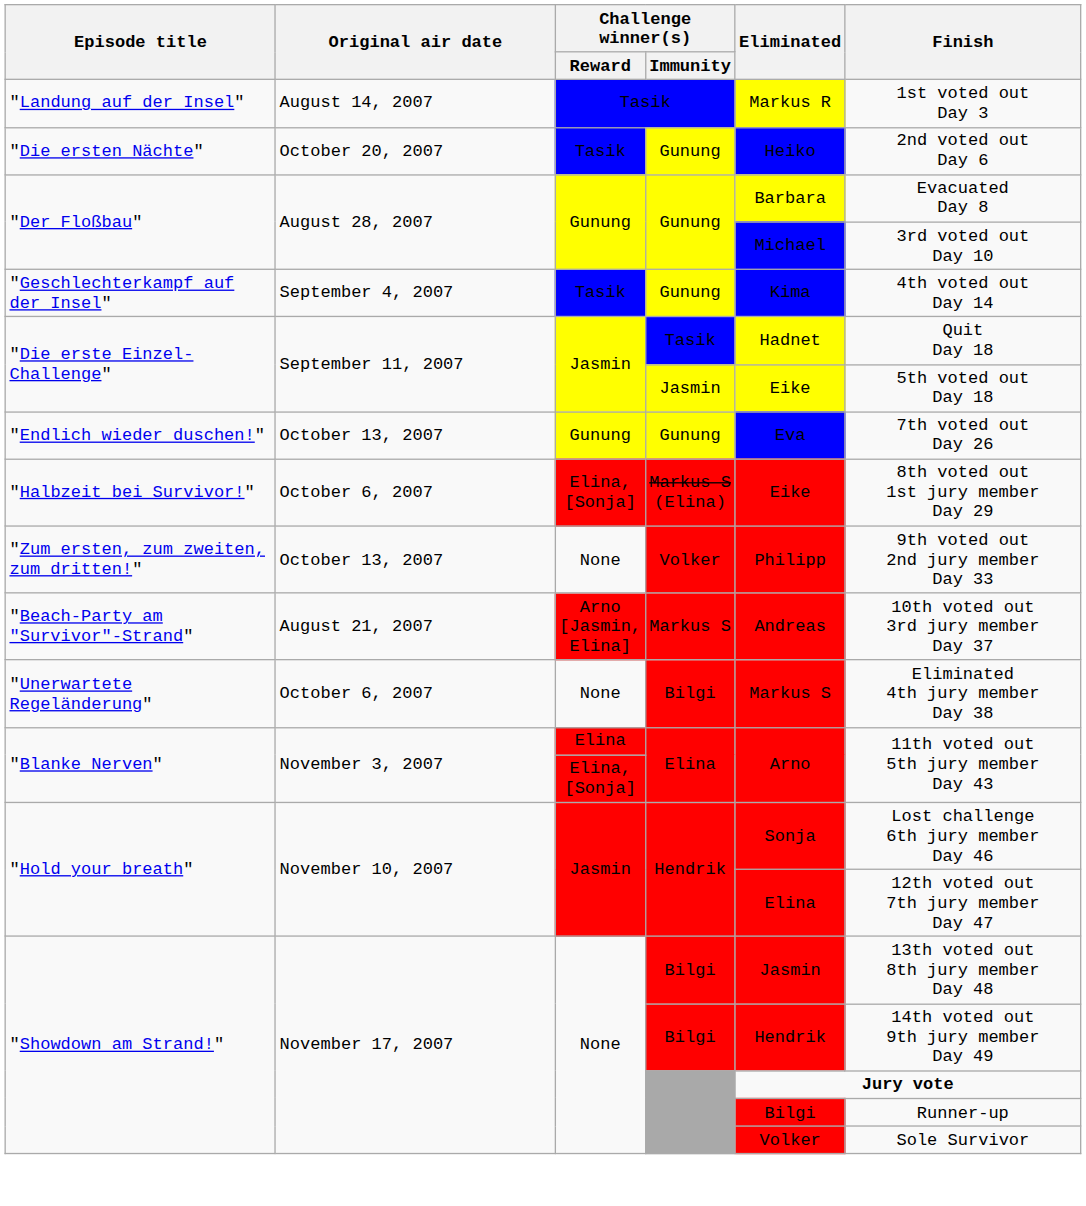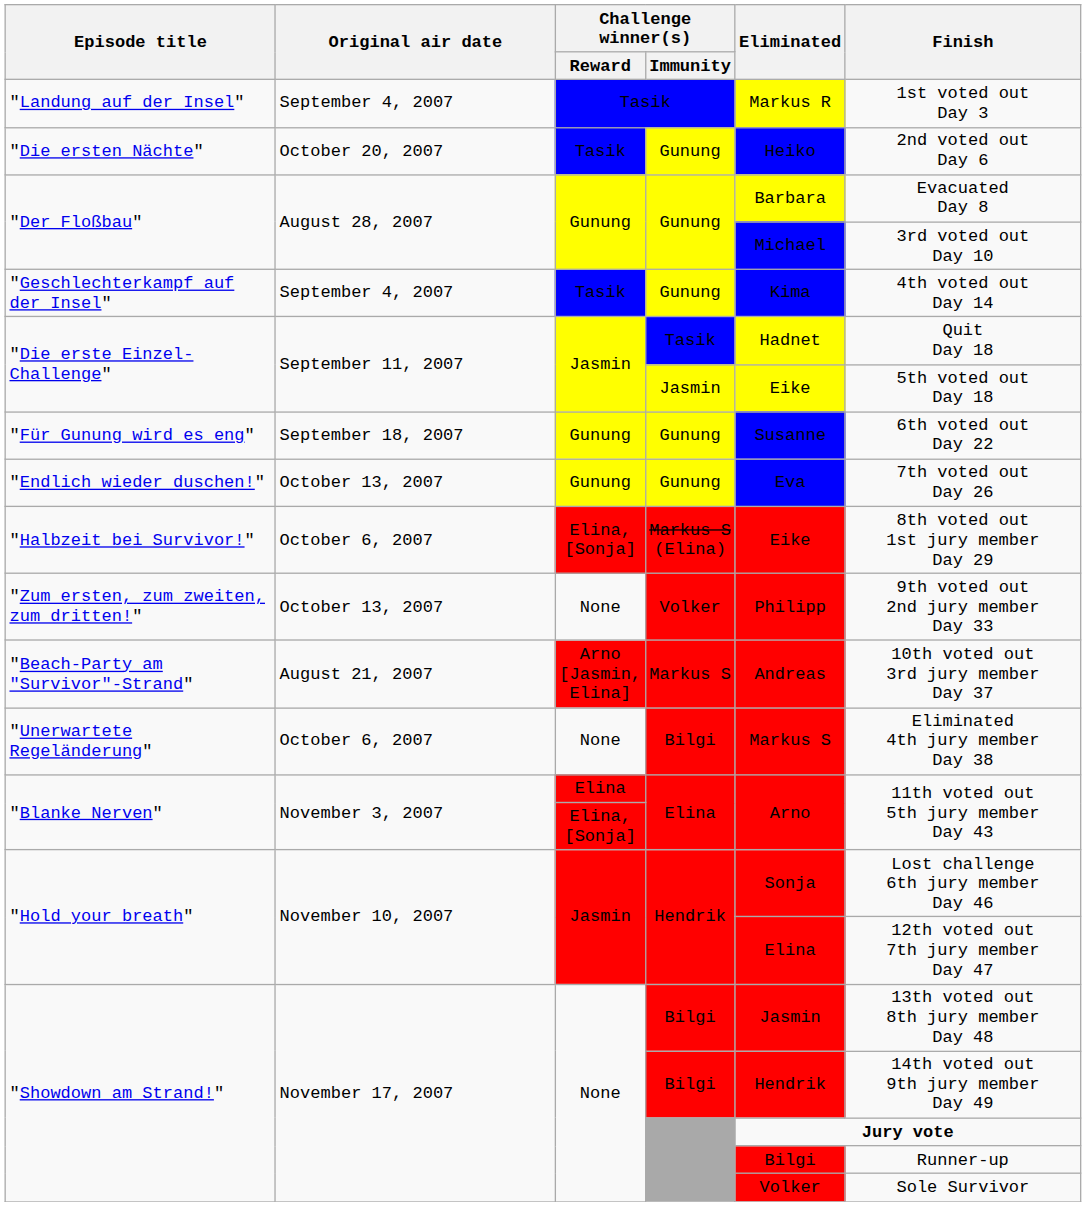(356, 104) August 14, 2007 -> (366, 104) September 4, 2007
+ row: (132, 435)
